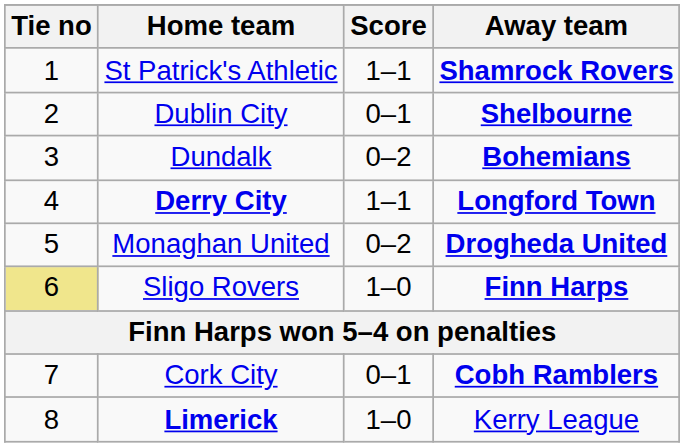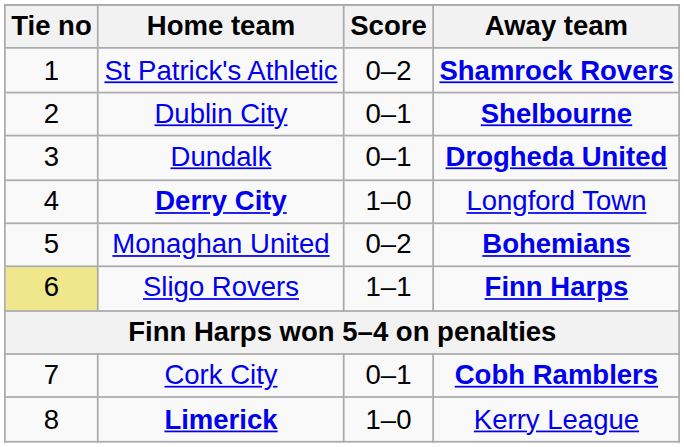(388, 69) 1–1 -> (388, 69) 0–2
(388, 157) 0–2 -> (388, 157) 0–1
(556, 157) Bohemians -> (556, 157) Drogheda United
(388, 200) 1–1 -> (388, 200) 1–0
(556, 200) bold -> (556, 200) normal
(556, 244) Drogheda United -> (556, 244) Bohemians
(388, 288) 1–0 -> (388, 288) 1–1
